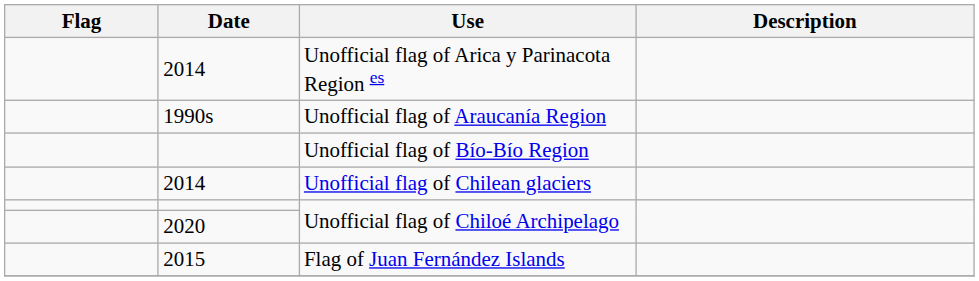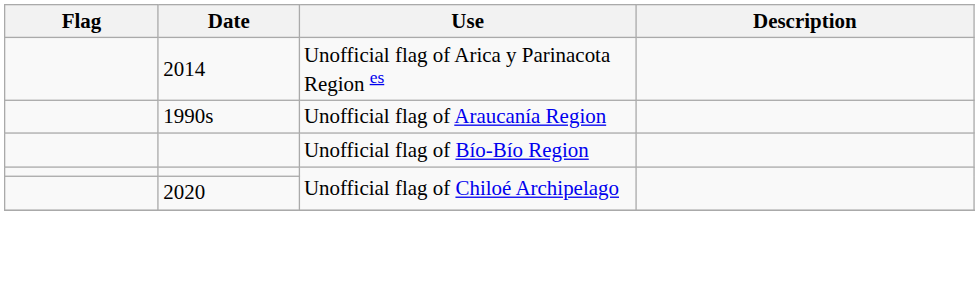- row: (184, 183)
- row: (184, 259)
